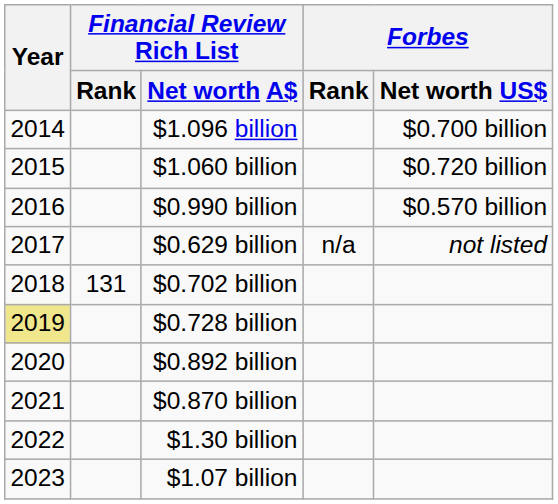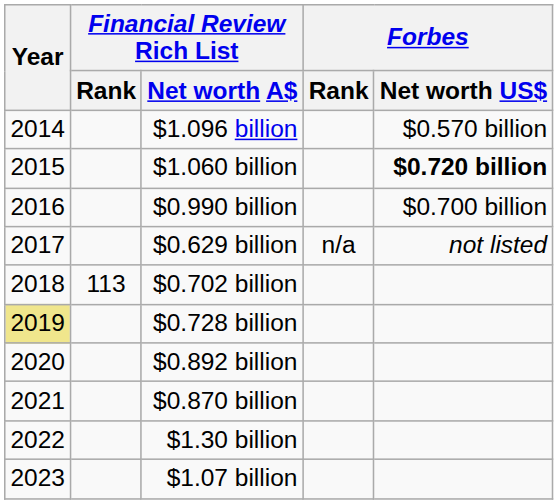(475, 129) $0.700 billion -> (475, 129) $0.570 billion
(475, 167) normal -> (470, 167) bold
(475, 206) $0.570 billion -> (475, 206) $0.700 billion
(106, 284) 131 -> (106, 284) 113
